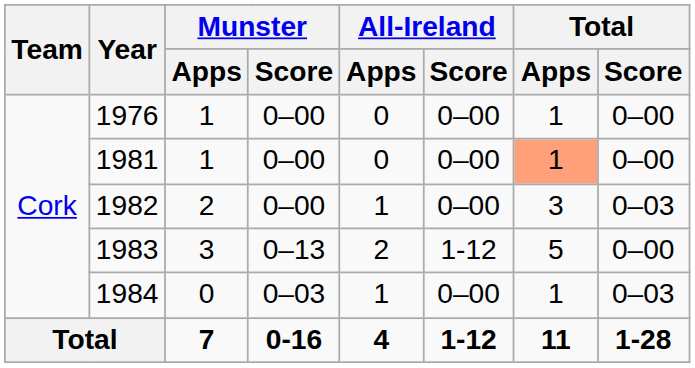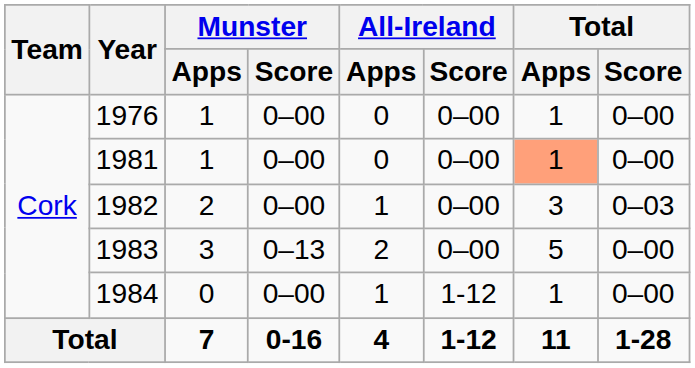(469, 250) 1-12 -> (469, 250) 0–00
(294, 294) 0–03 -> (294, 294) 0–00
(469, 294) 0–00 -> (469, 294) 1-12
(643, 294) 0–03 -> (643, 294) 0–00
